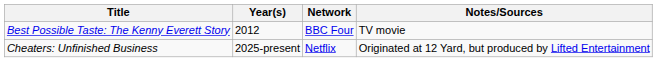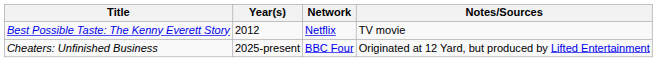(329, 30) BBC Four -> (320, 30) Netflix
(320, 48) Netflix -> (329, 48) BBC Four
